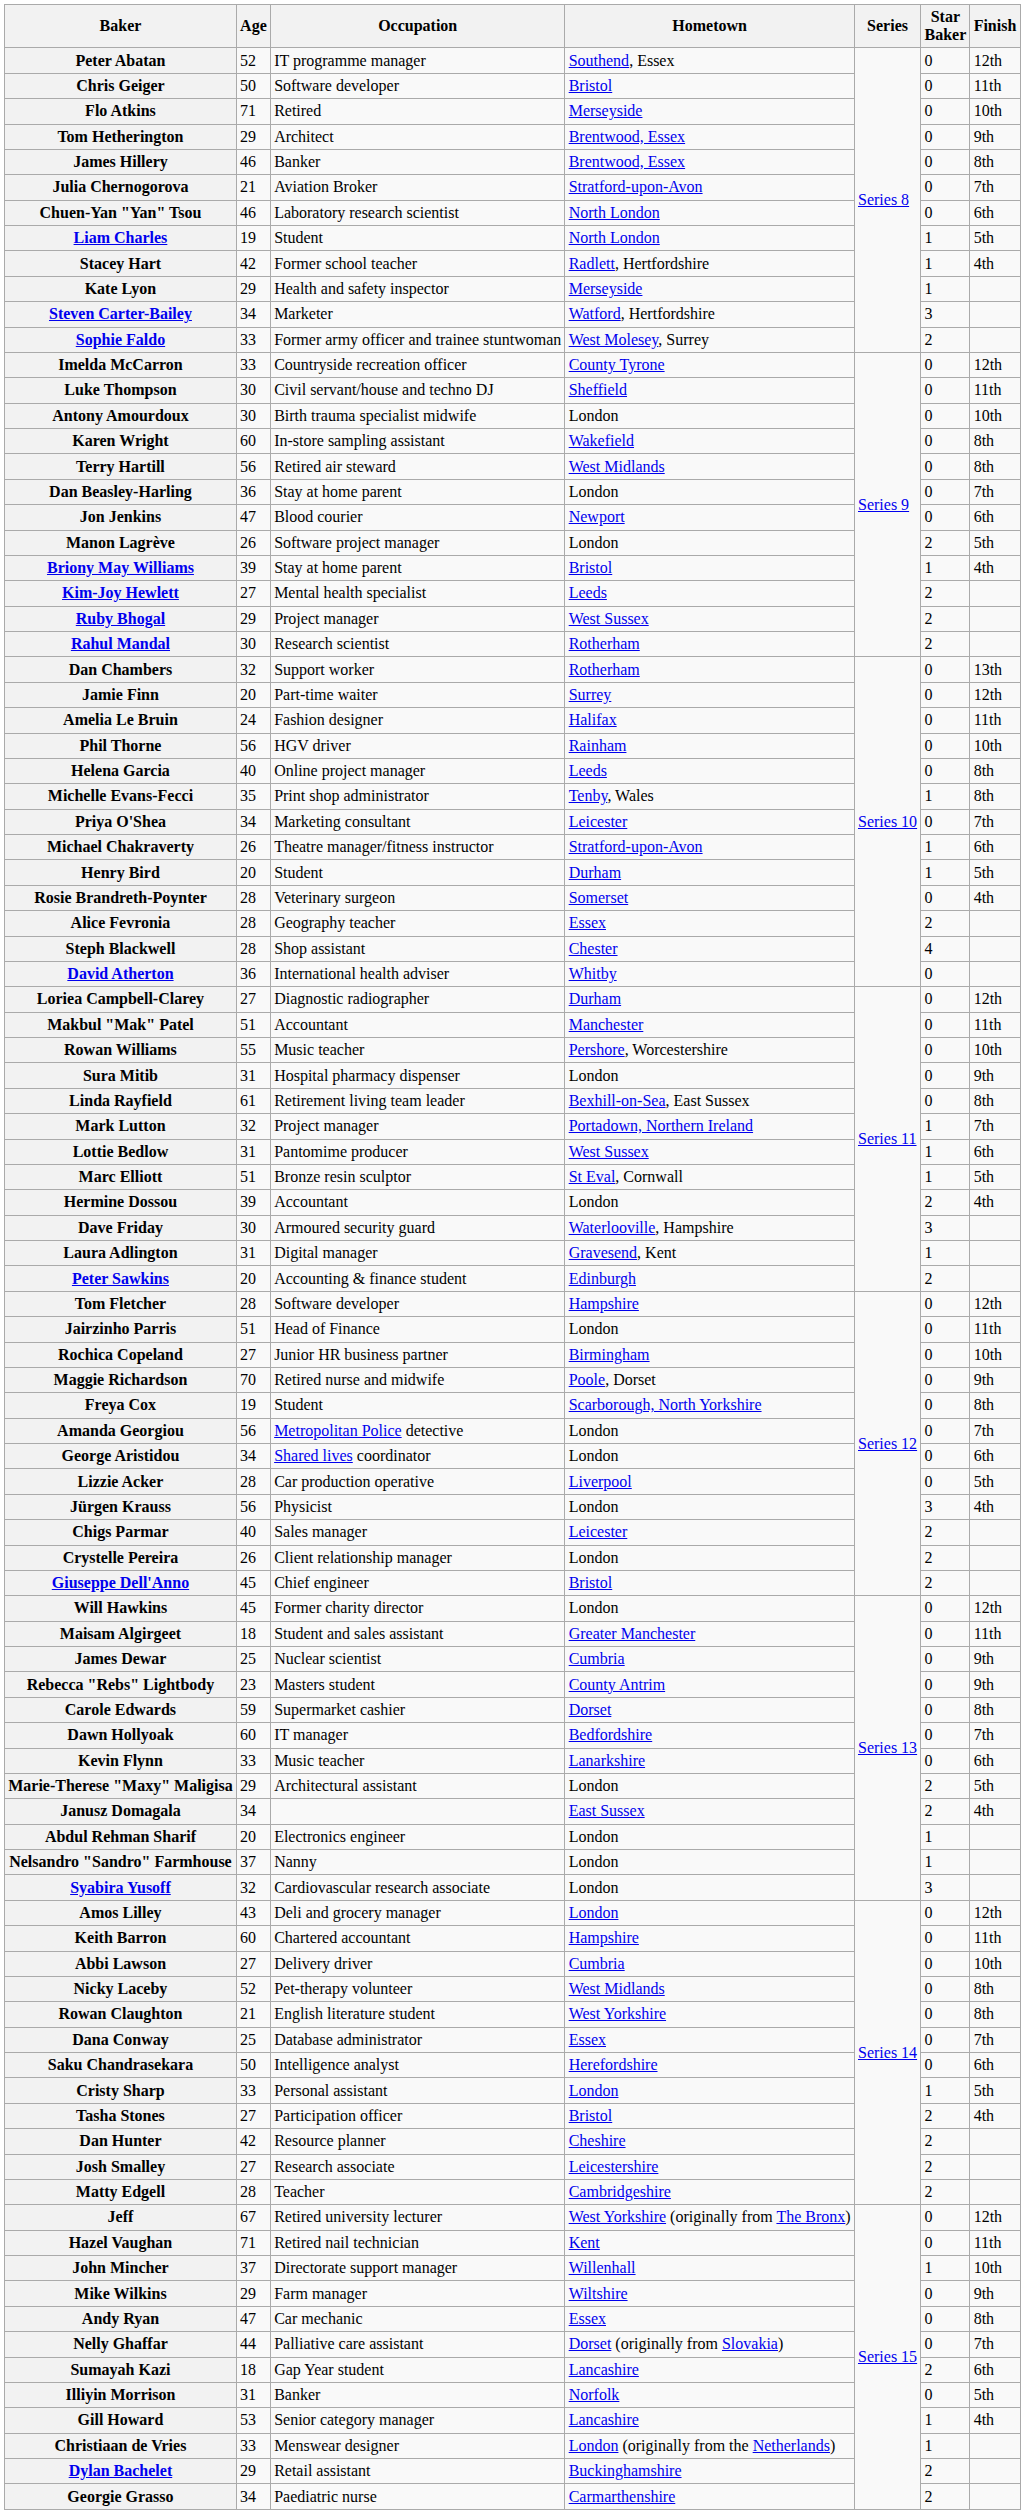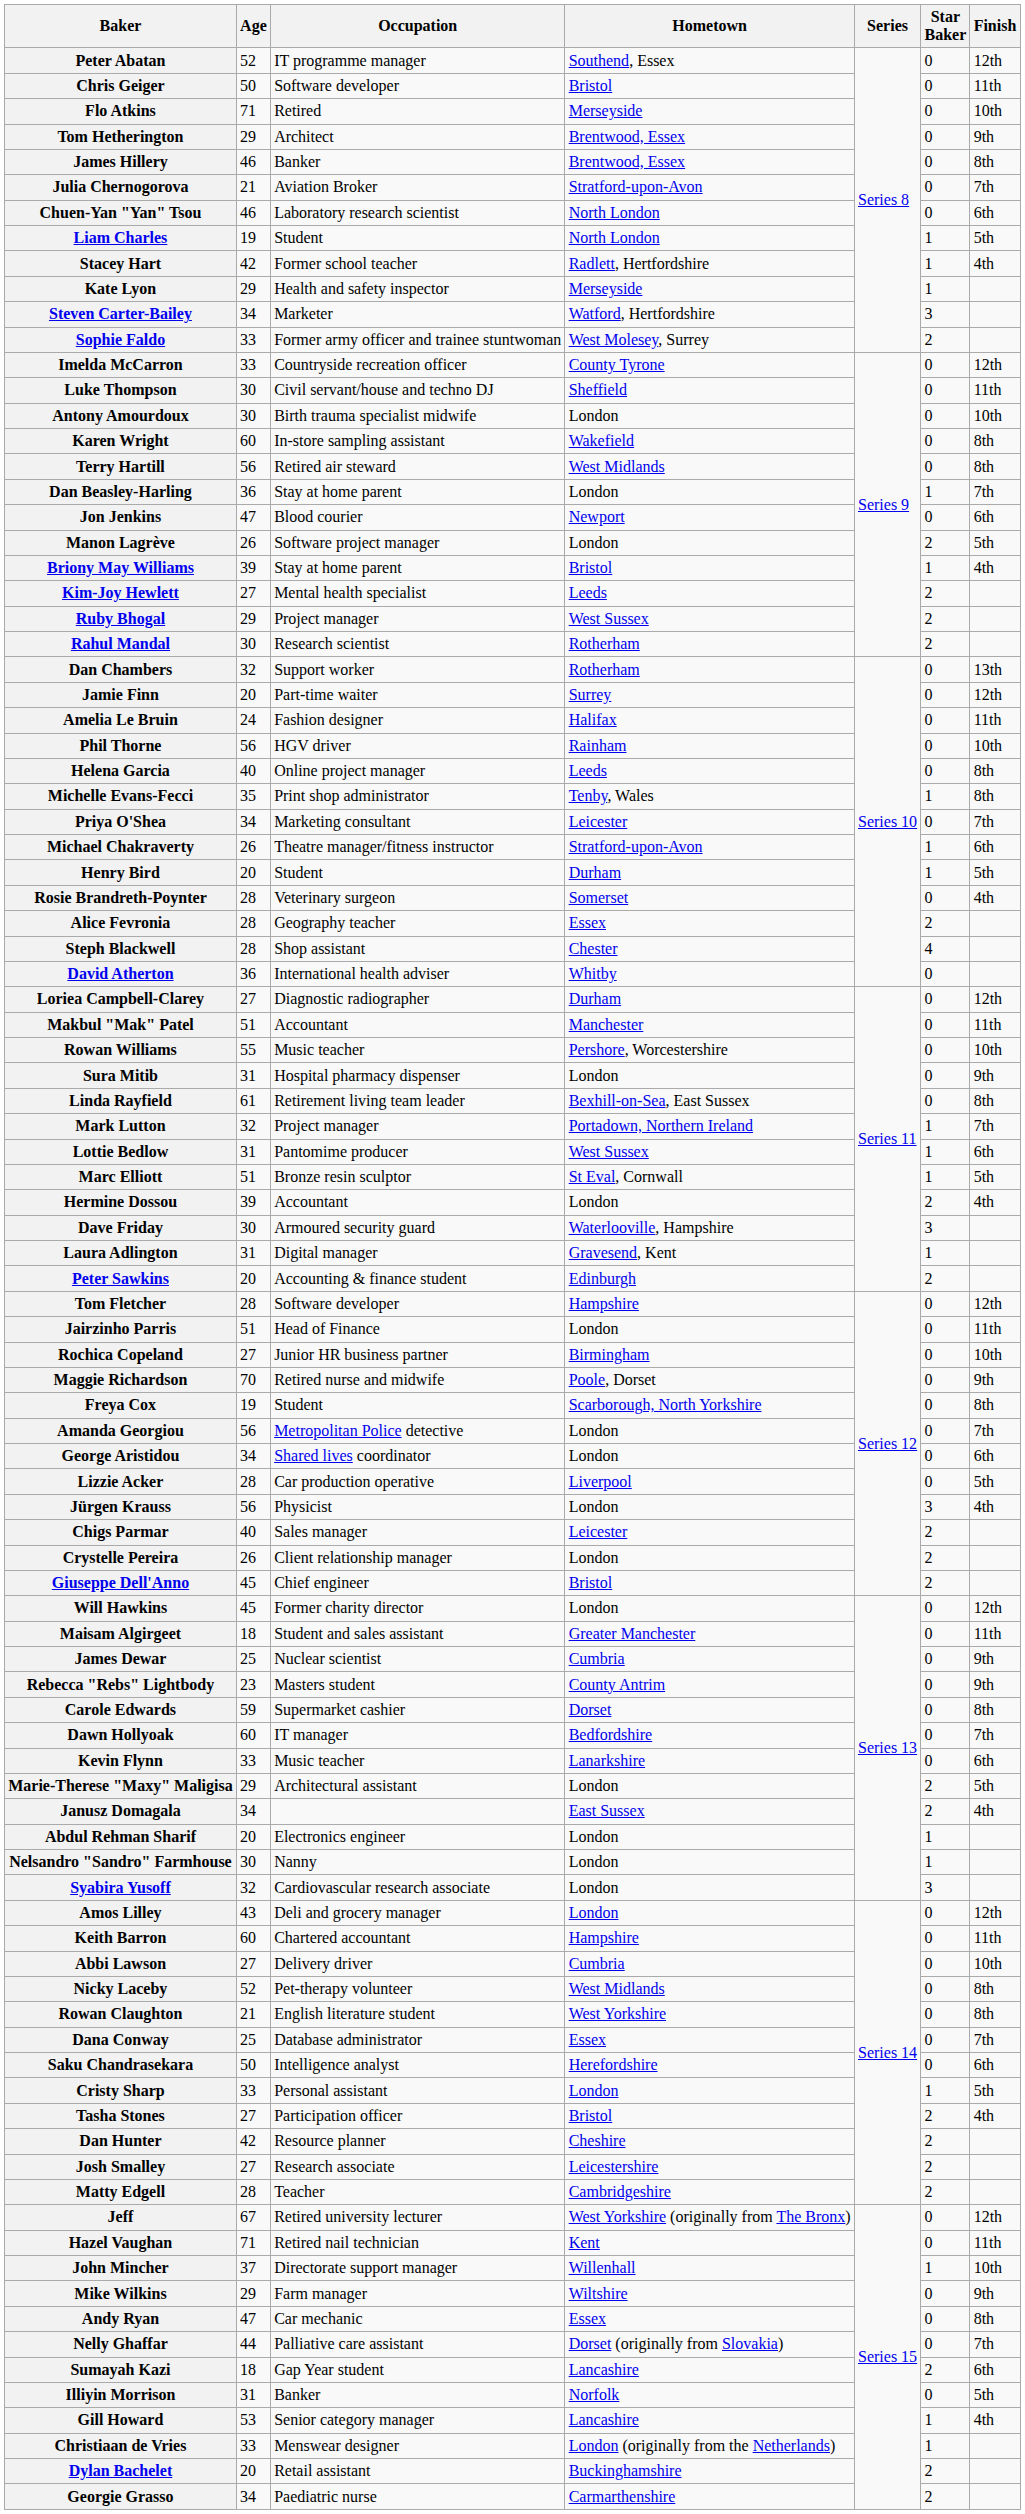(928, 491) 0 -> (928, 491) 1
(248, 1862) 37 -> (248, 1862) 30
(248, 2471) 29 -> (248, 2471) 20
